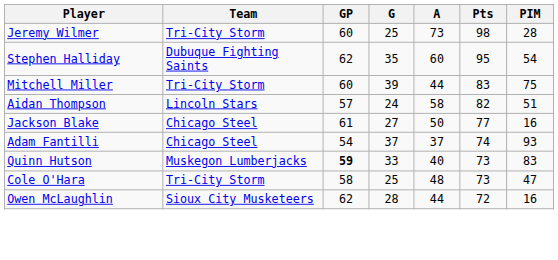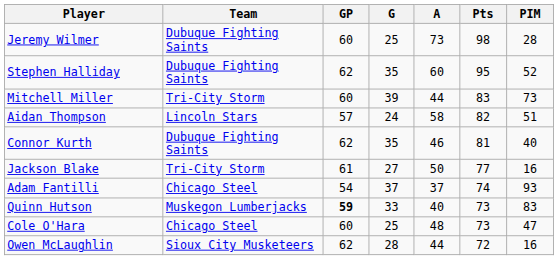(215, 33) Tri-City Storm -> (222, 40) Dubuque Fighting Saints
(530, 59) 54 -> (530, 72) 52
(530, 85) 75 -> (530, 98) 73
+ row: (49, 143)
(212, 123) Chicago Steel -> (215, 169) Tri-City Storm
(215, 180) Tri-City Storm -> (212, 226) Chicago Steel
(346, 180) 58 -> (346, 226) 60
